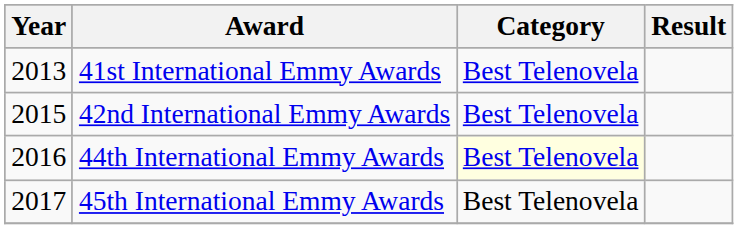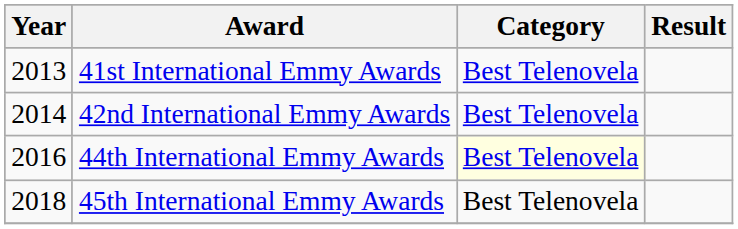(39, 113) 2015 -> (39, 113) 2014
(39, 200) 2017 -> (39, 200) 2018
